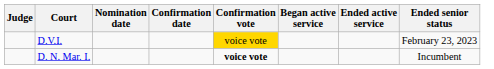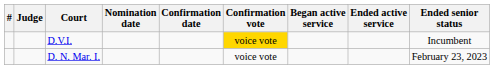+ column: (9, 18)
(440, 40) February 23, 2023 -> (449, 40) Incumbent
(246, 56) bold -> (256, 56) normal
(440, 56) Incumbent -> (449, 56) February 23, 2023
